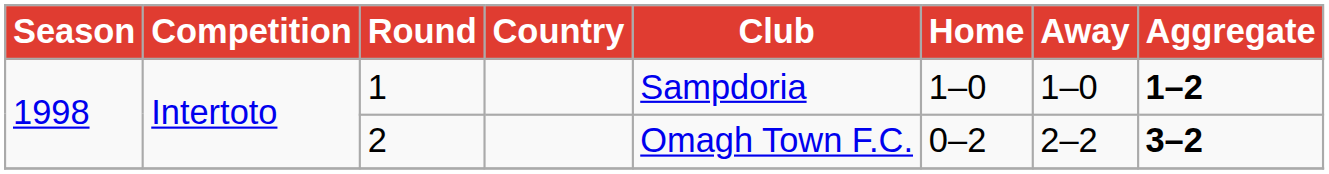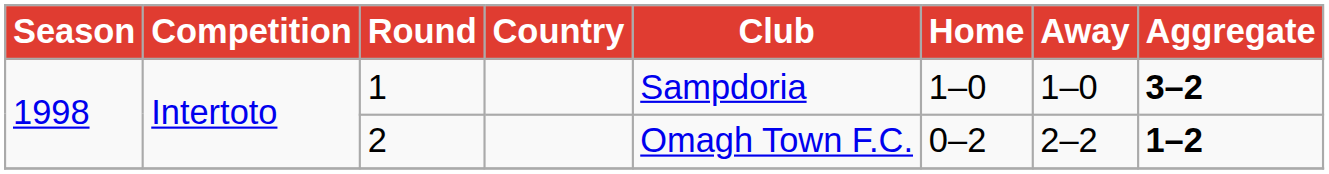(1174, 86) 1–2 -> (1174, 86) 3–2
(1174, 140) 3–2 -> (1174, 140) 1–2
